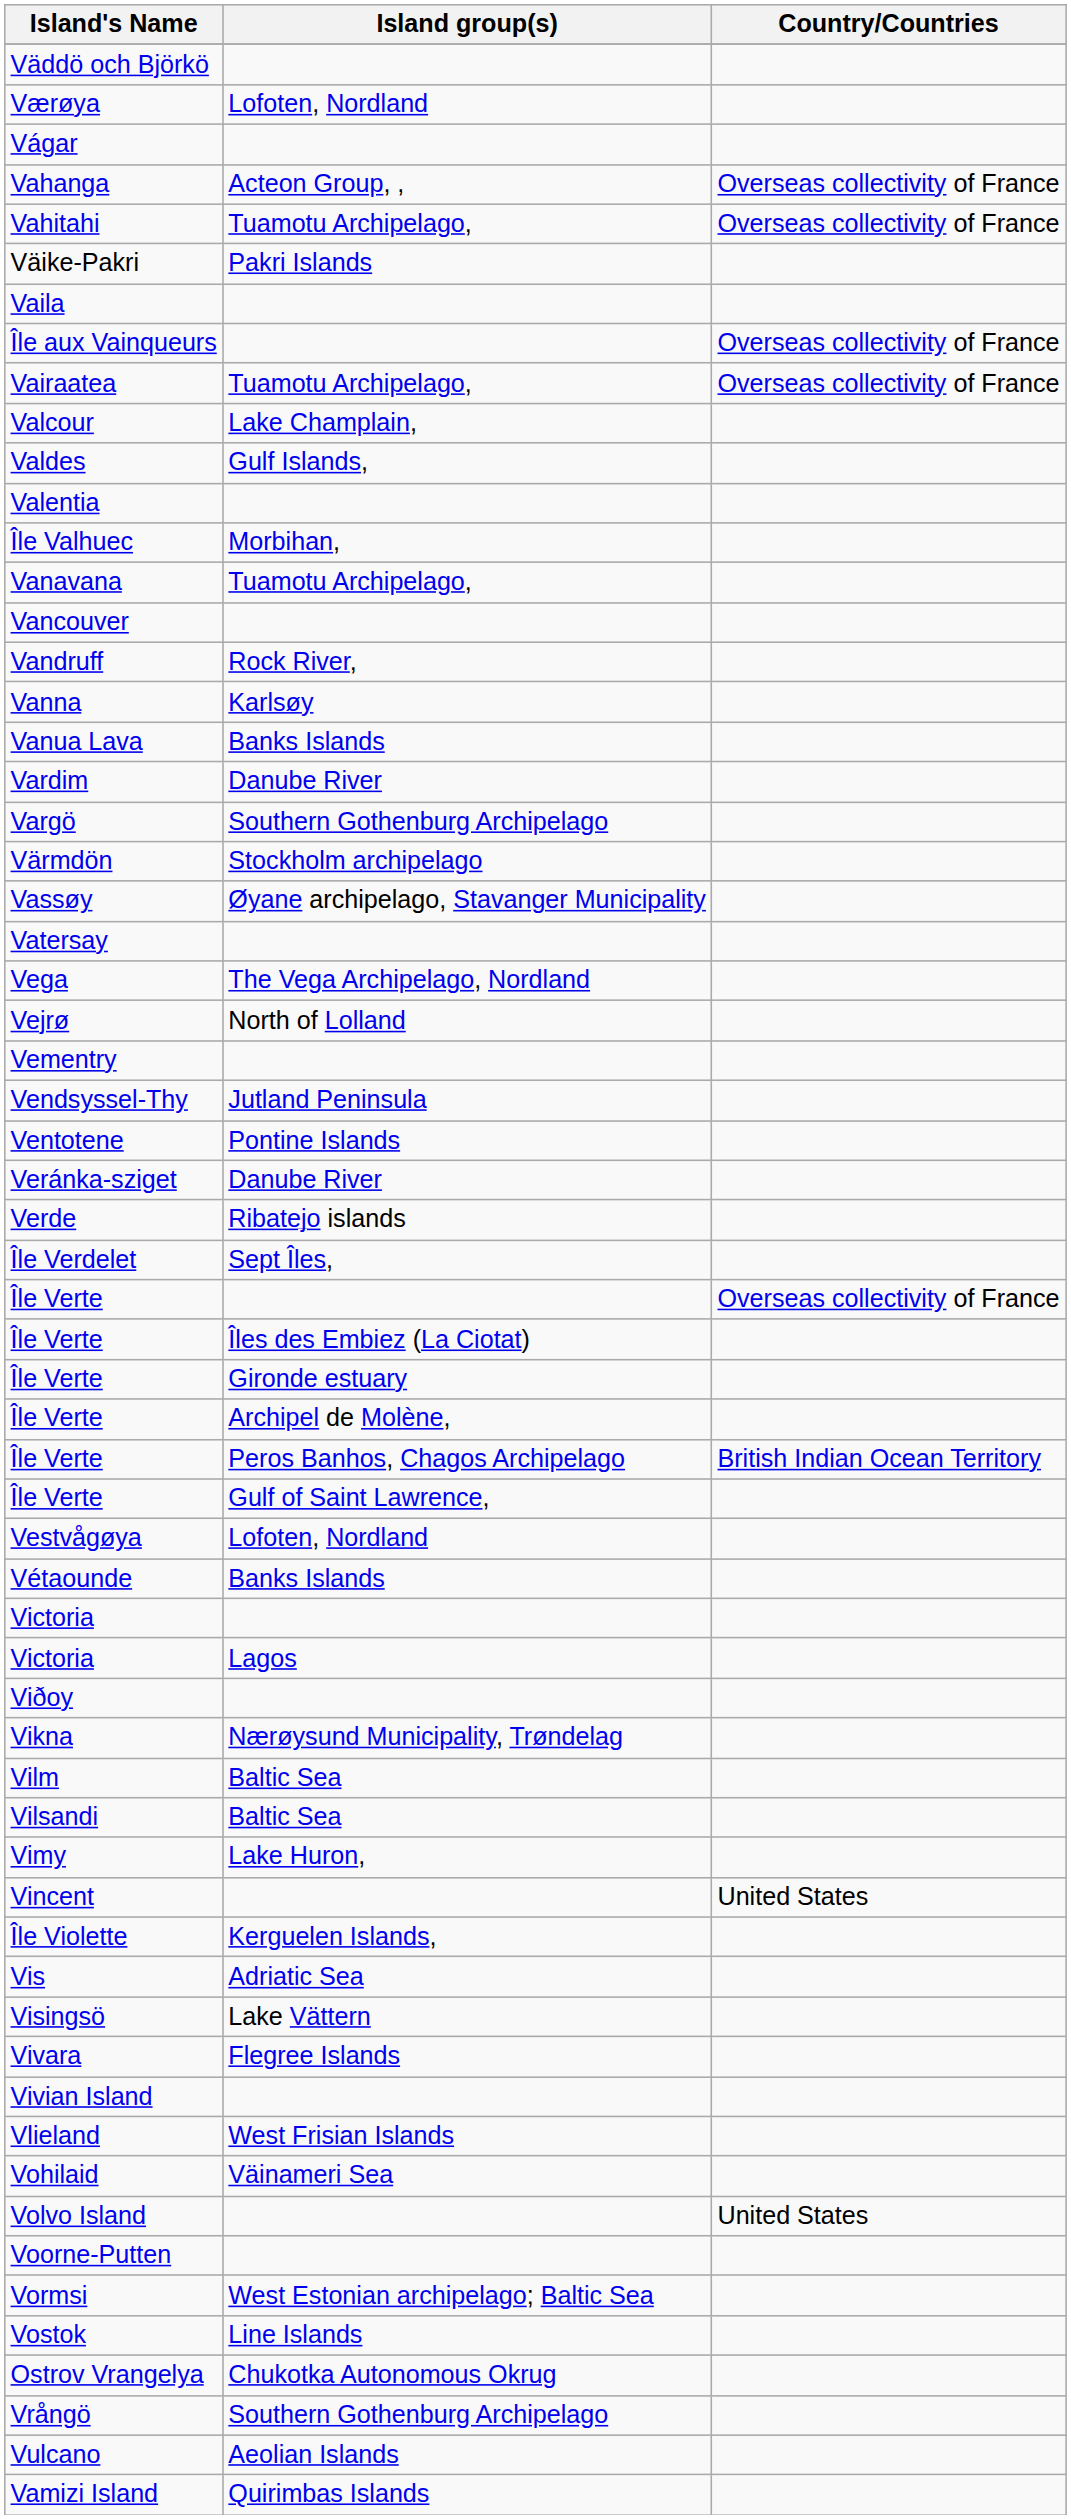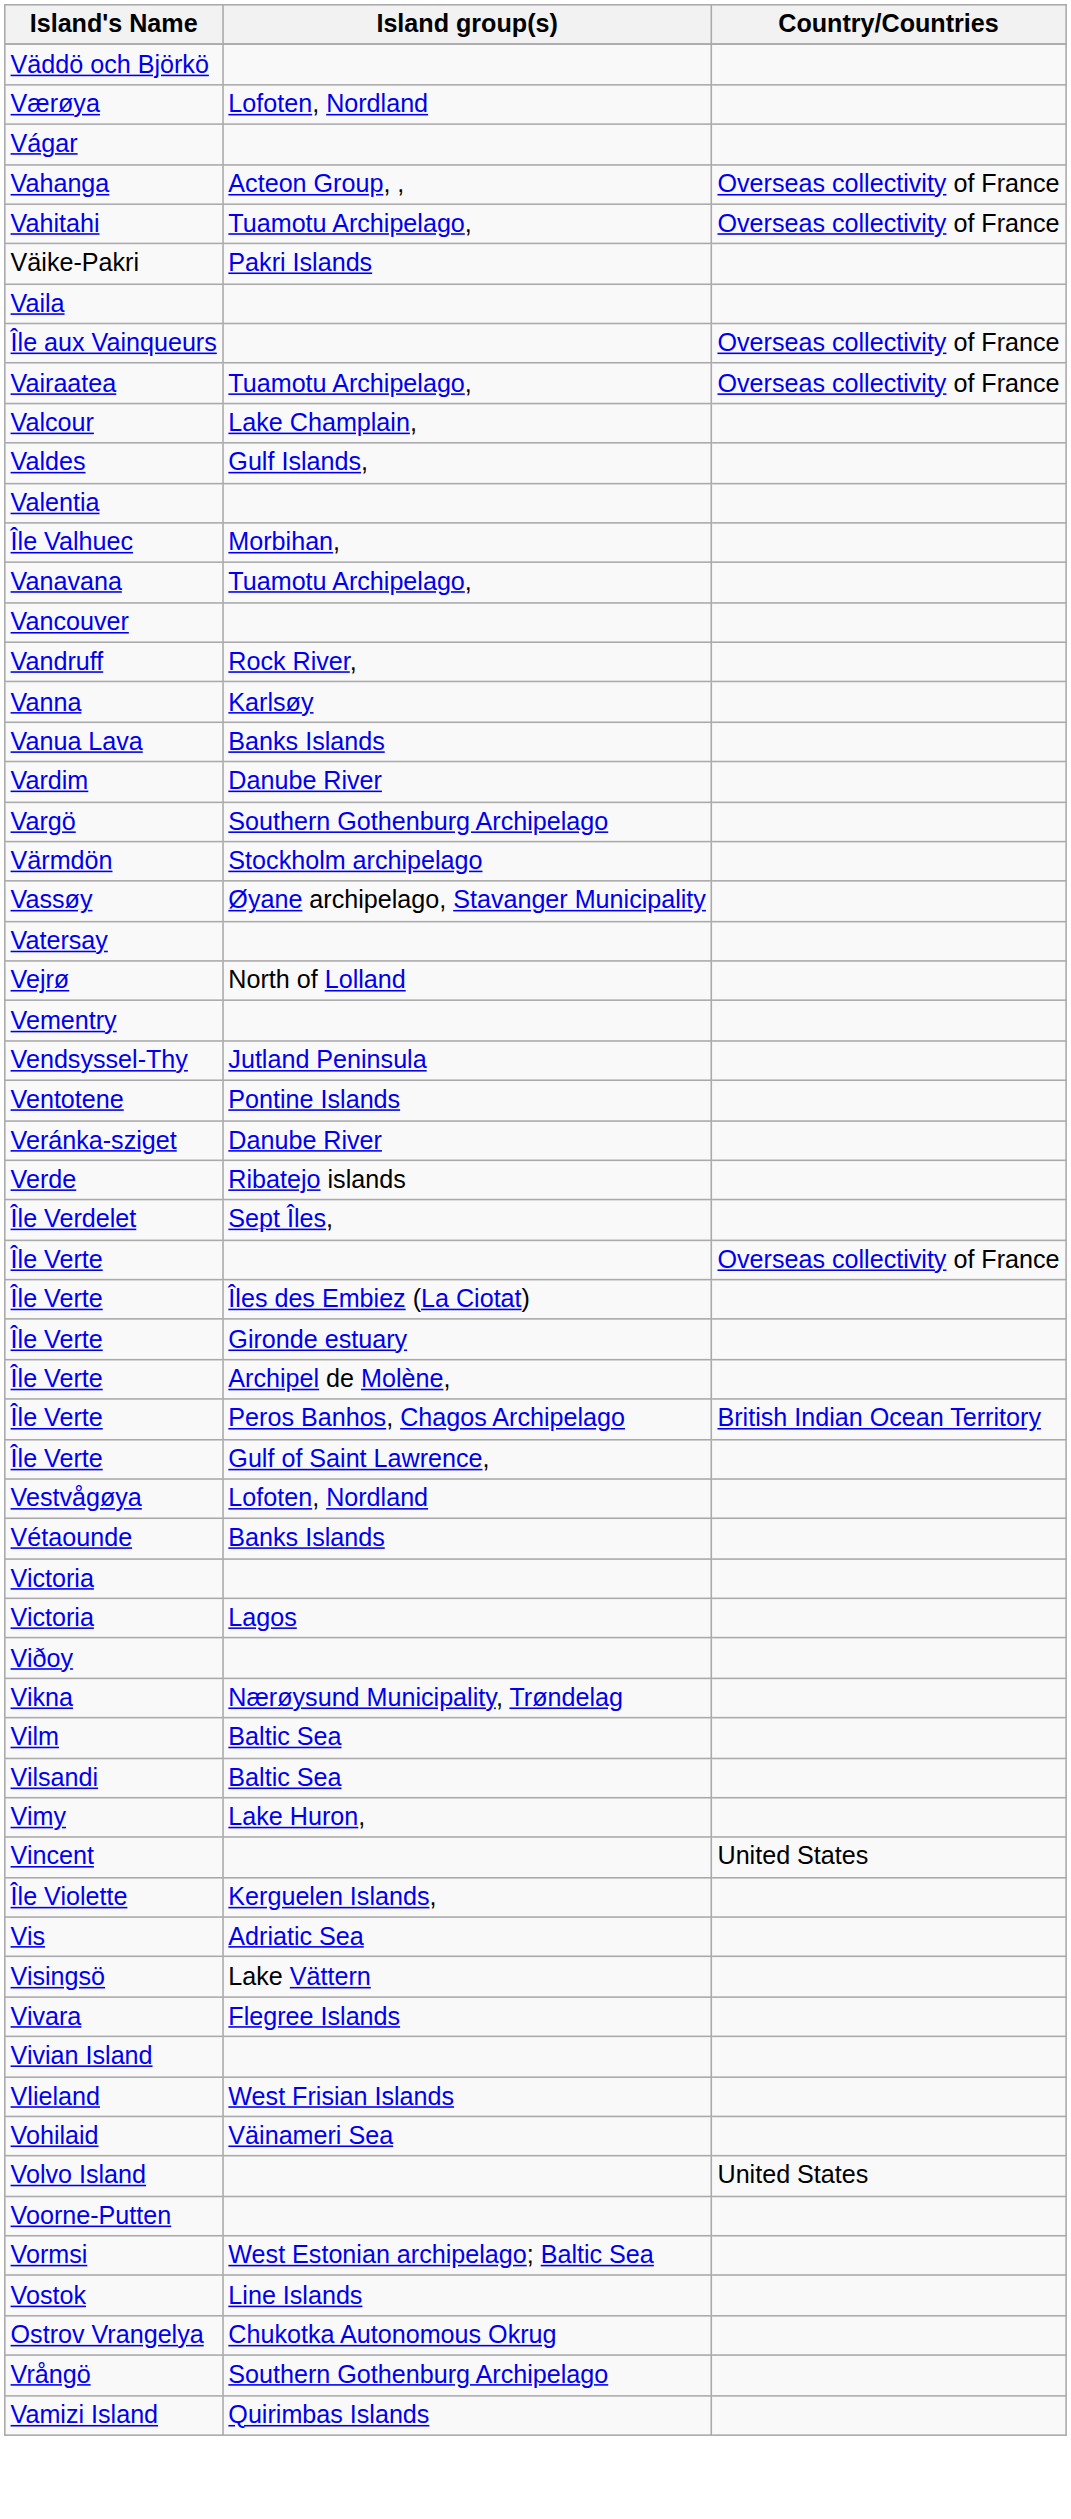- row: (39, 980)
- row: (56, 2454)
